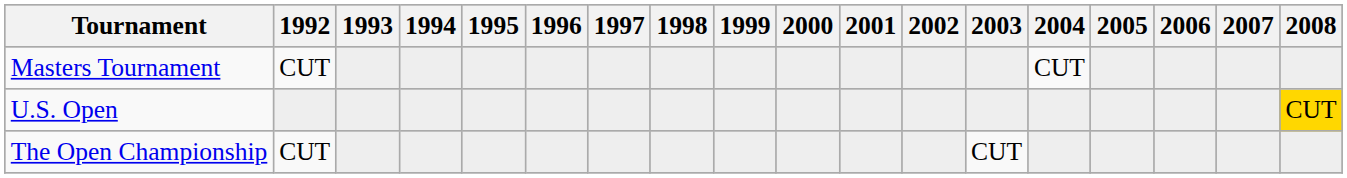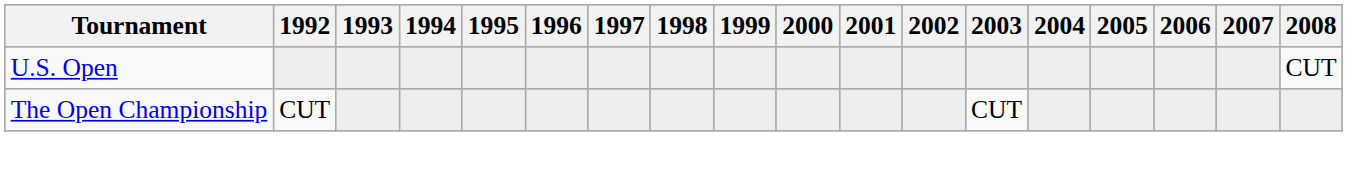- row: (116, 67)
(1311, 109) gold background -> (1311, 67) no background
